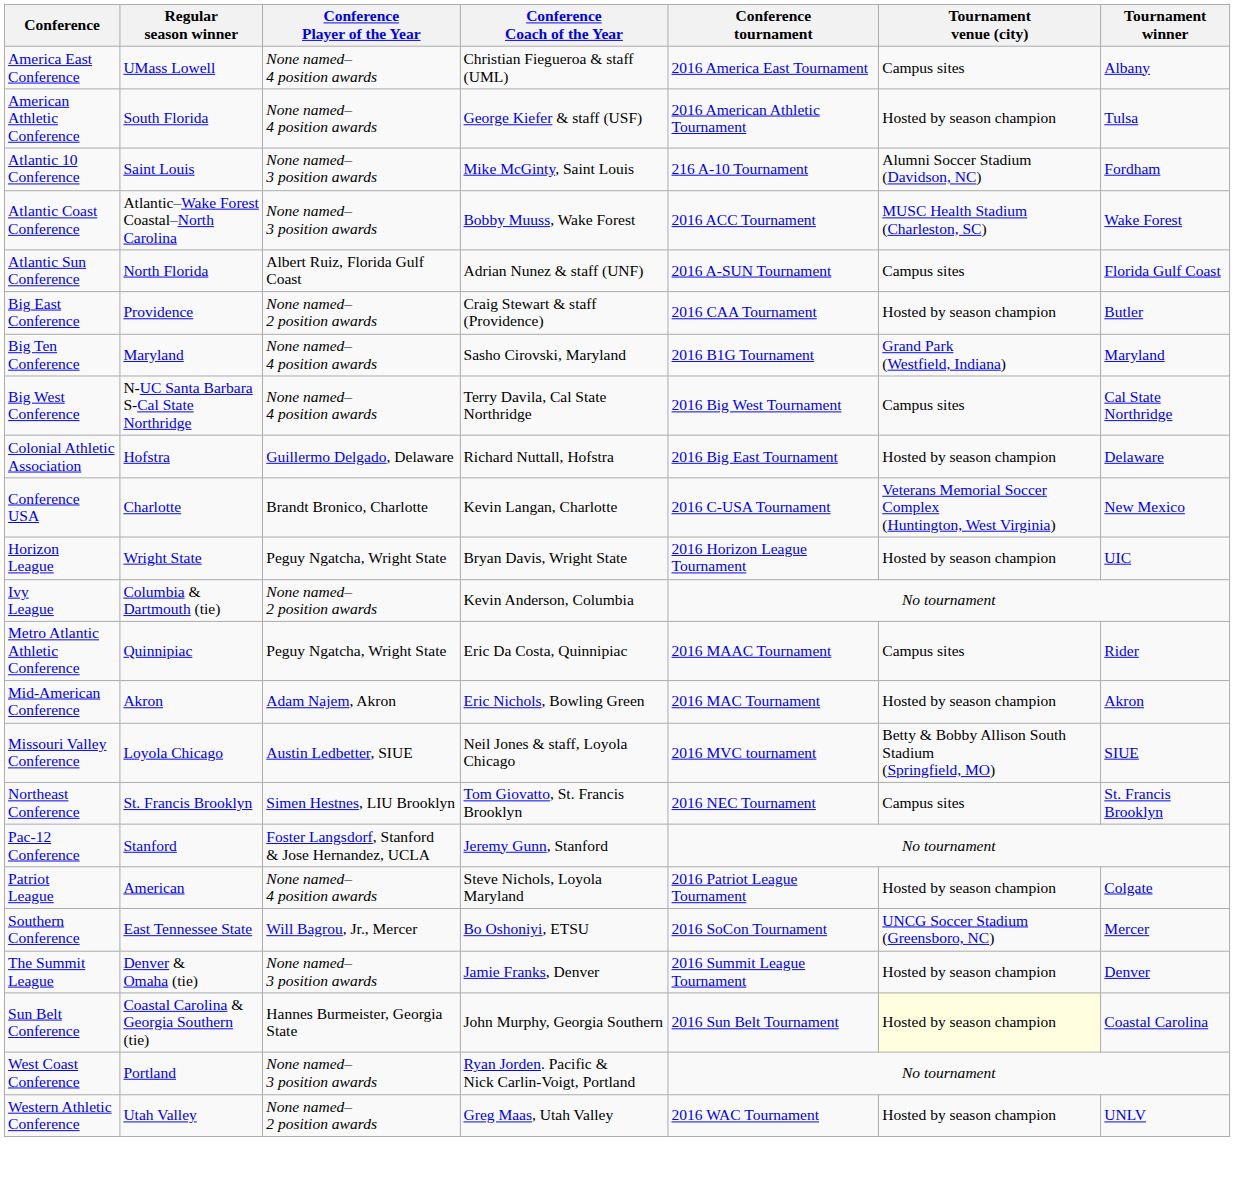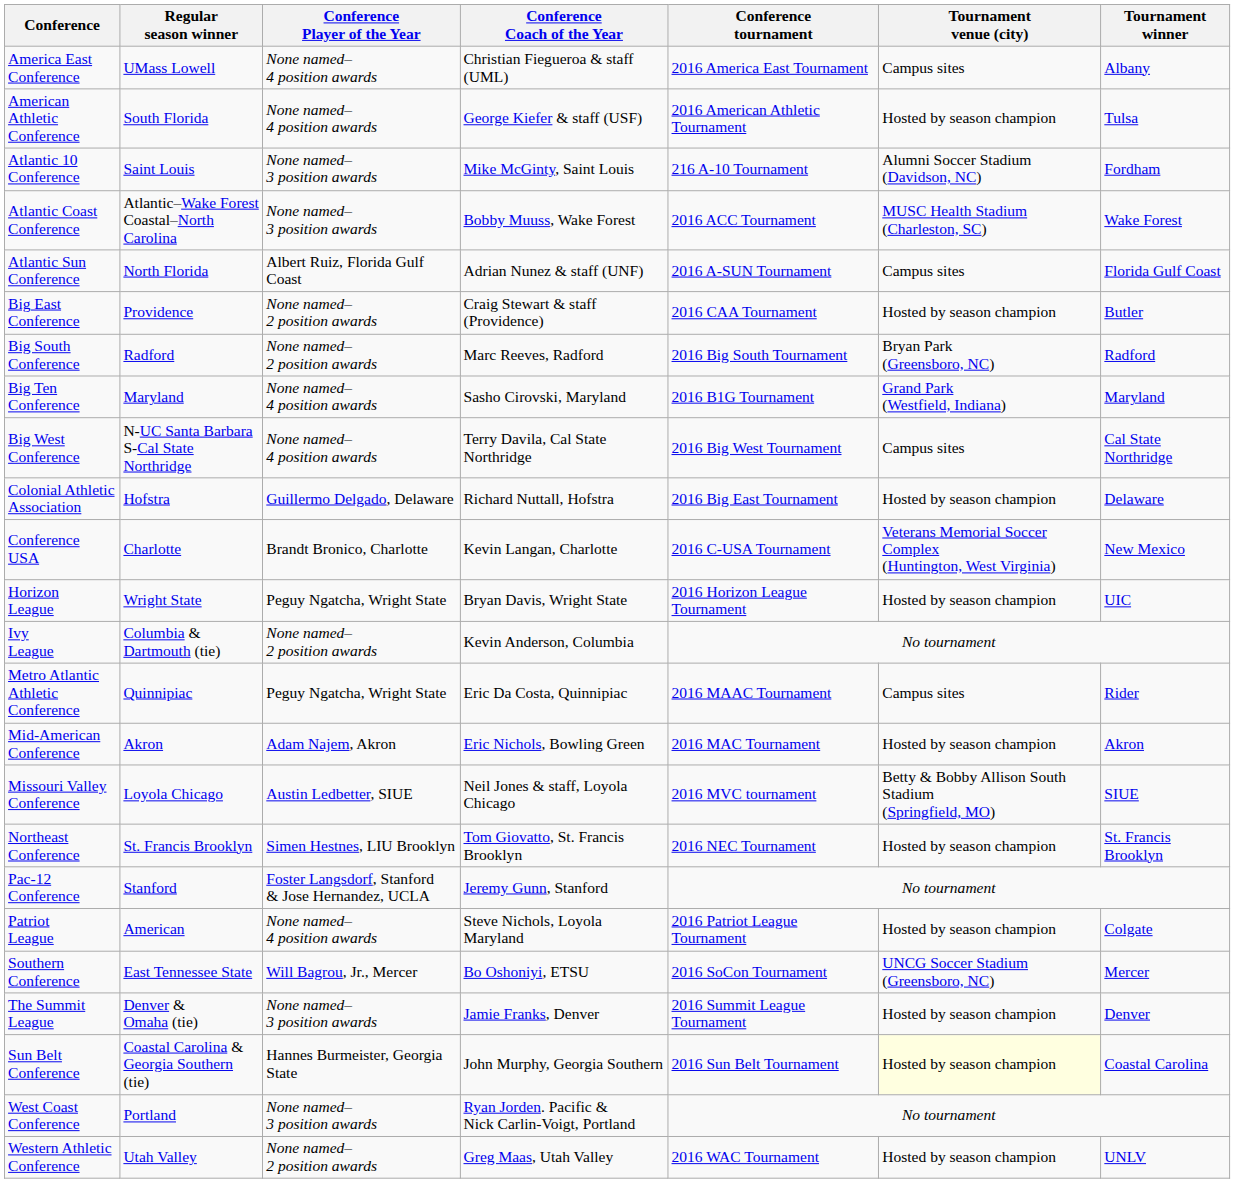+ row: (44, 354)
(923, 803) Campus sites -> (969, 845) Hosted by season champion
